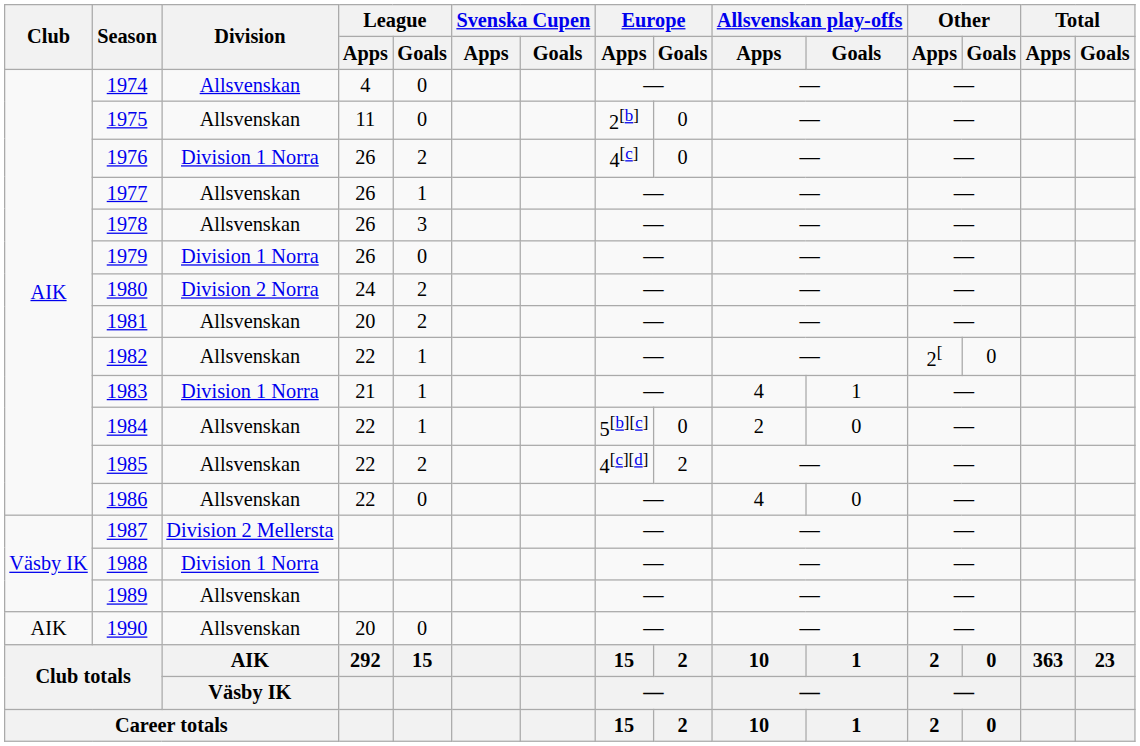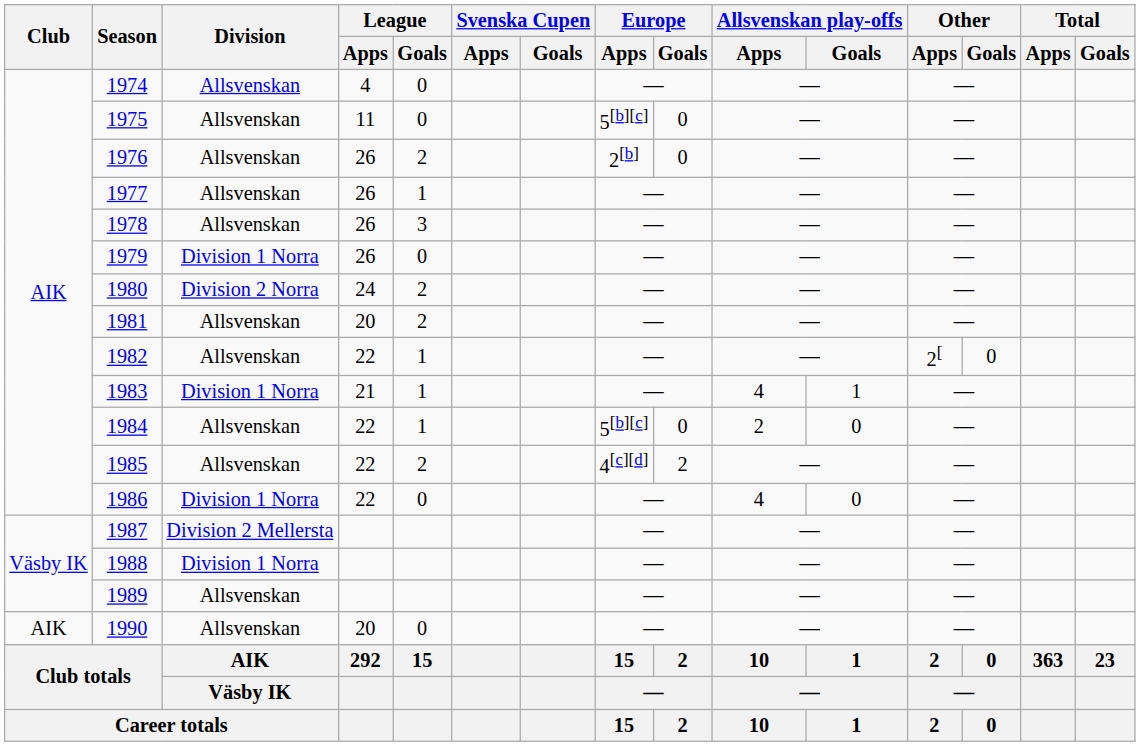(624, 120) 2[b] -> (624, 120) 5[b][c]
(250, 157) Division 1 Norra -> (250, 157) Allsvenskan
(624, 157) 4[c] -> (624, 157) 2[b]
(250, 499) Allsvenskan -> (250, 499) Division 1 Norra
